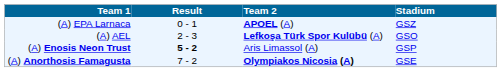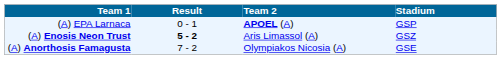(406, 23) GSZ -> (406, 23) GSP
- row: (114, 36)
(406, 48) GSP -> (406, 36) GSZ
(299, 60) bold -> (295, 48) normal
